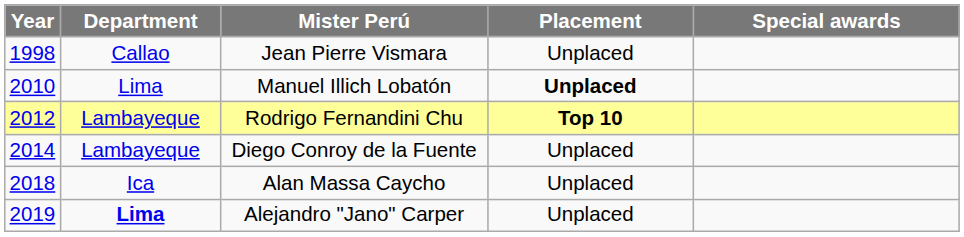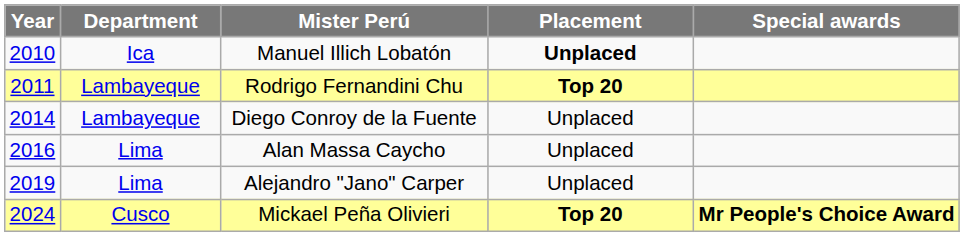- row: (354, 53)
(141, 85) Lima -> (141, 53) Ica
(32, 118) 2012 -> (32, 85) 2011
(590, 118) Top 10 -> (590, 85) Top 20
(32, 182) 2018 -> (32, 150) 2016
(141, 182) Ica -> (141, 150) Lima
(141, 215) bold -> (141, 182) normal
+ row: (354, 215)
